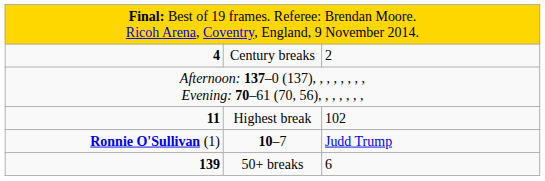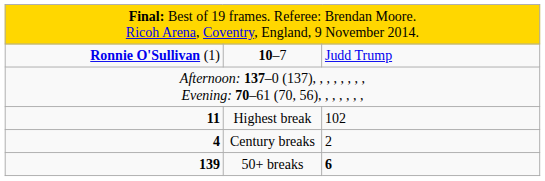rows swapped: (272, 141) <-> (272, 55)
(328, 164) normal -> (328, 164) bold
